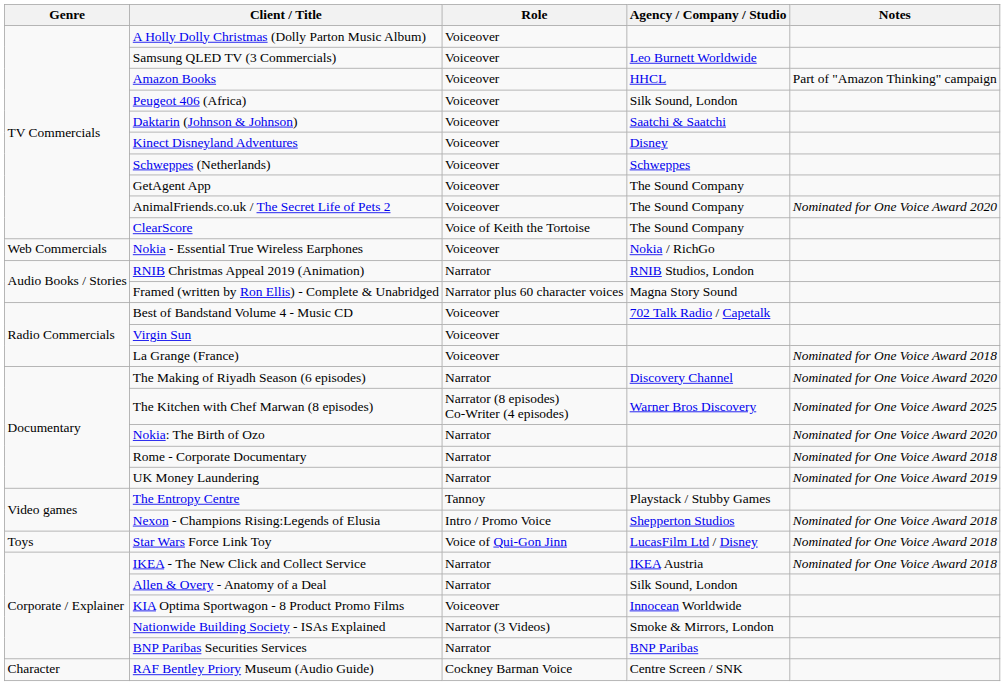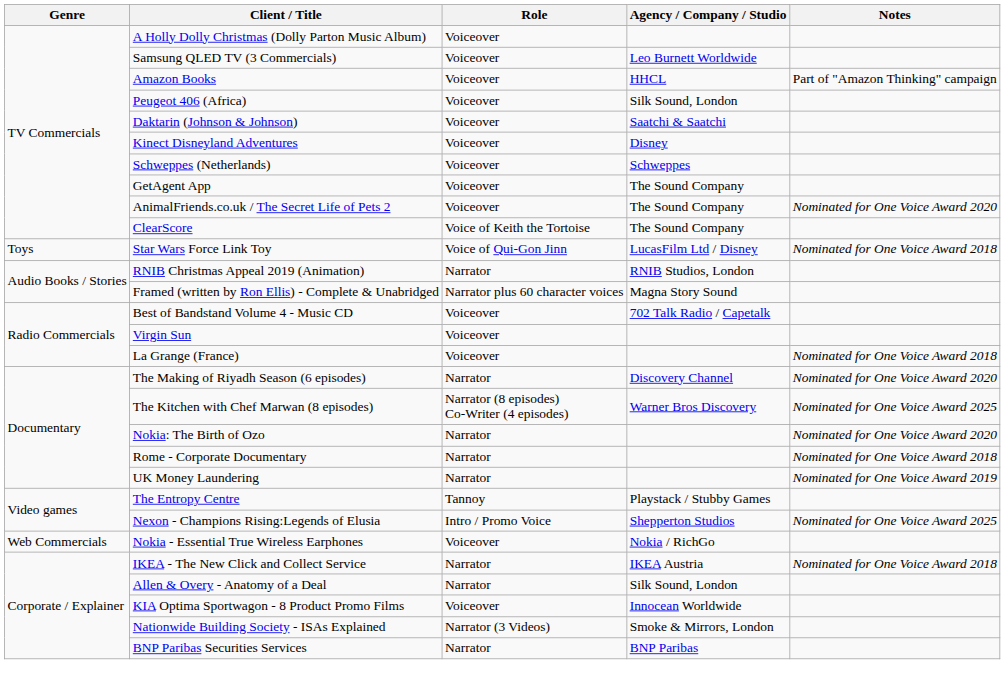rows swapped: (248, 249) <-> (202, 541)
(895, 520) Nominated for One Voice Award 2018 -> (895, 520) Nominated for One Voice Award 2025
- row: (253, 669)
